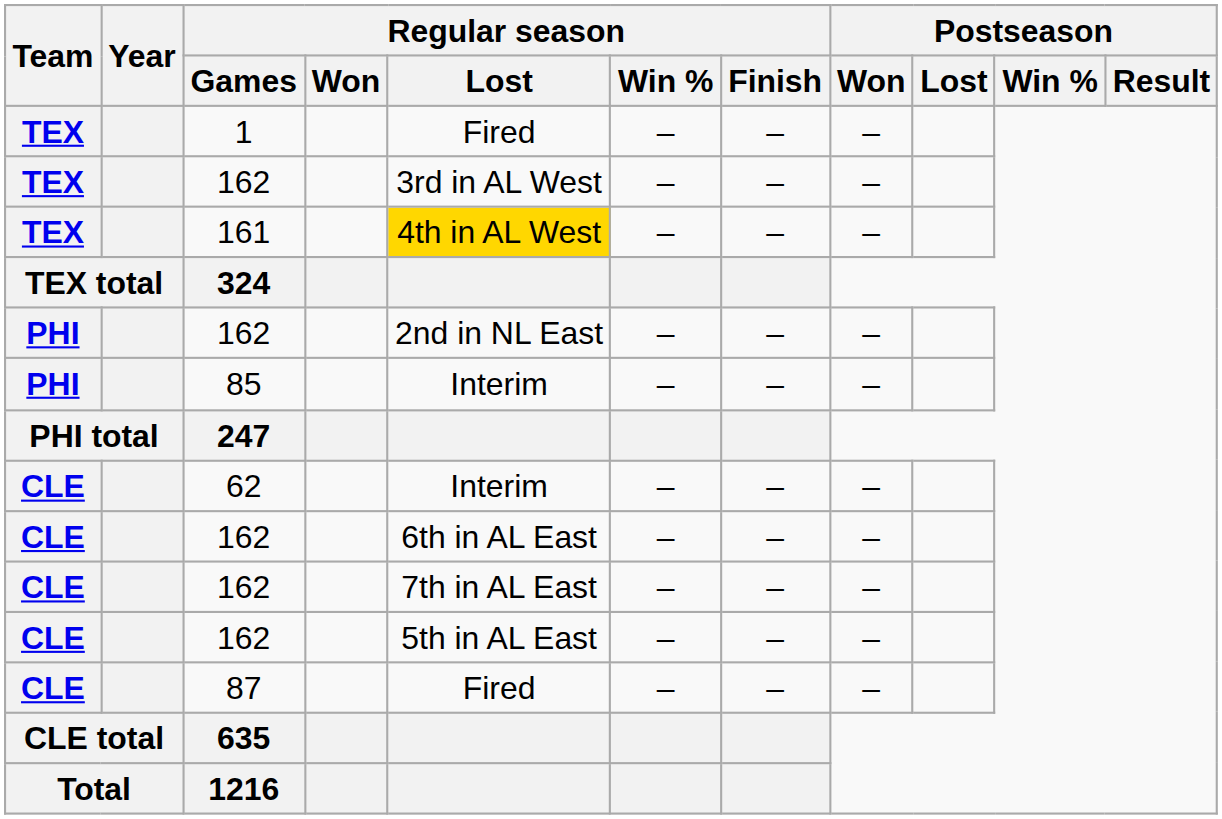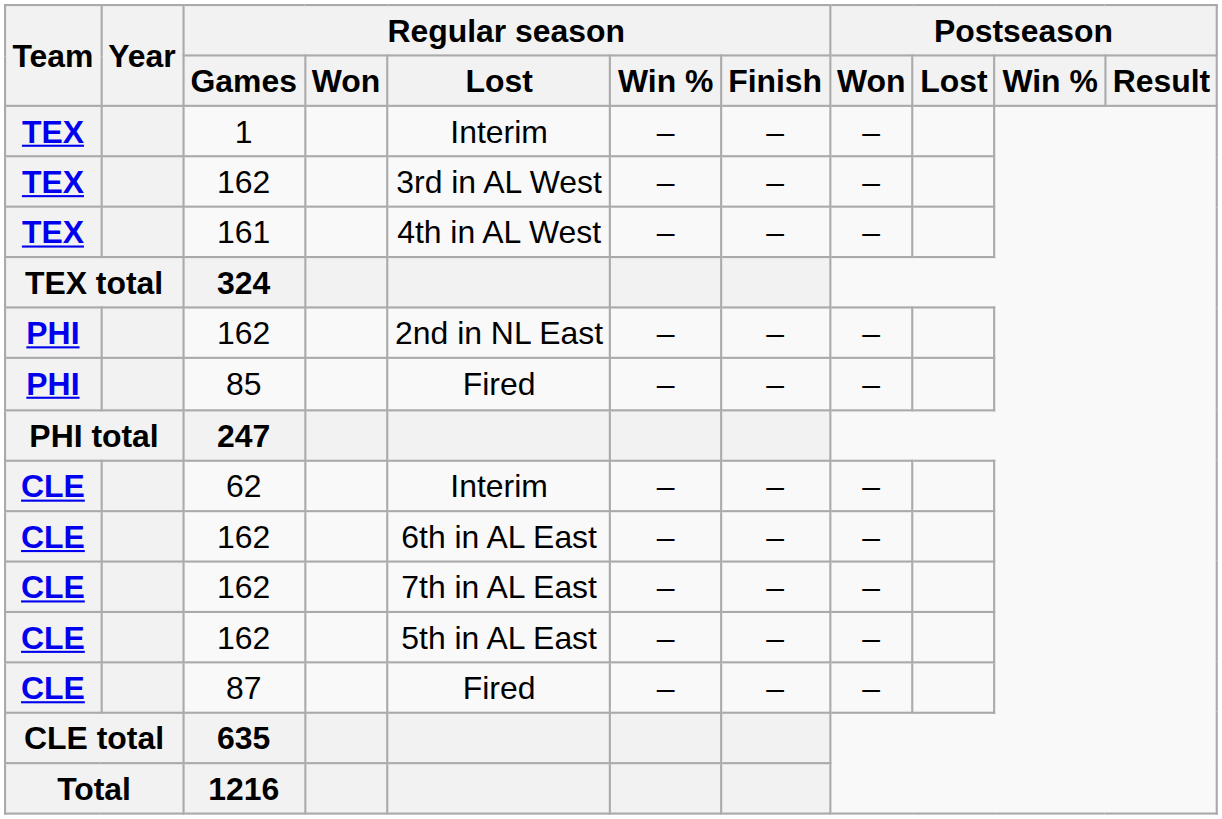(499, 132) Fired -> (499, 132) Interim
(499, 233) gold background -> (499, 233) no background
(499, 384) Interim -> (499, 384) Fired
